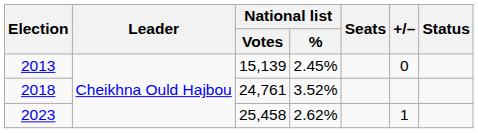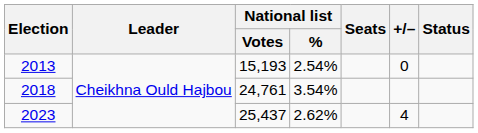(263, 66) 15,139 -> (263, 66) 15,193
(316, 66) 2.45% -> (316, 66) 2.54%
(316, 90) 3.52% -> (316, 90) 3.54%
(263, 115) 25,458 -> (263, 115) 25,437
(404, 115) 1 -> (404, 115) 4
